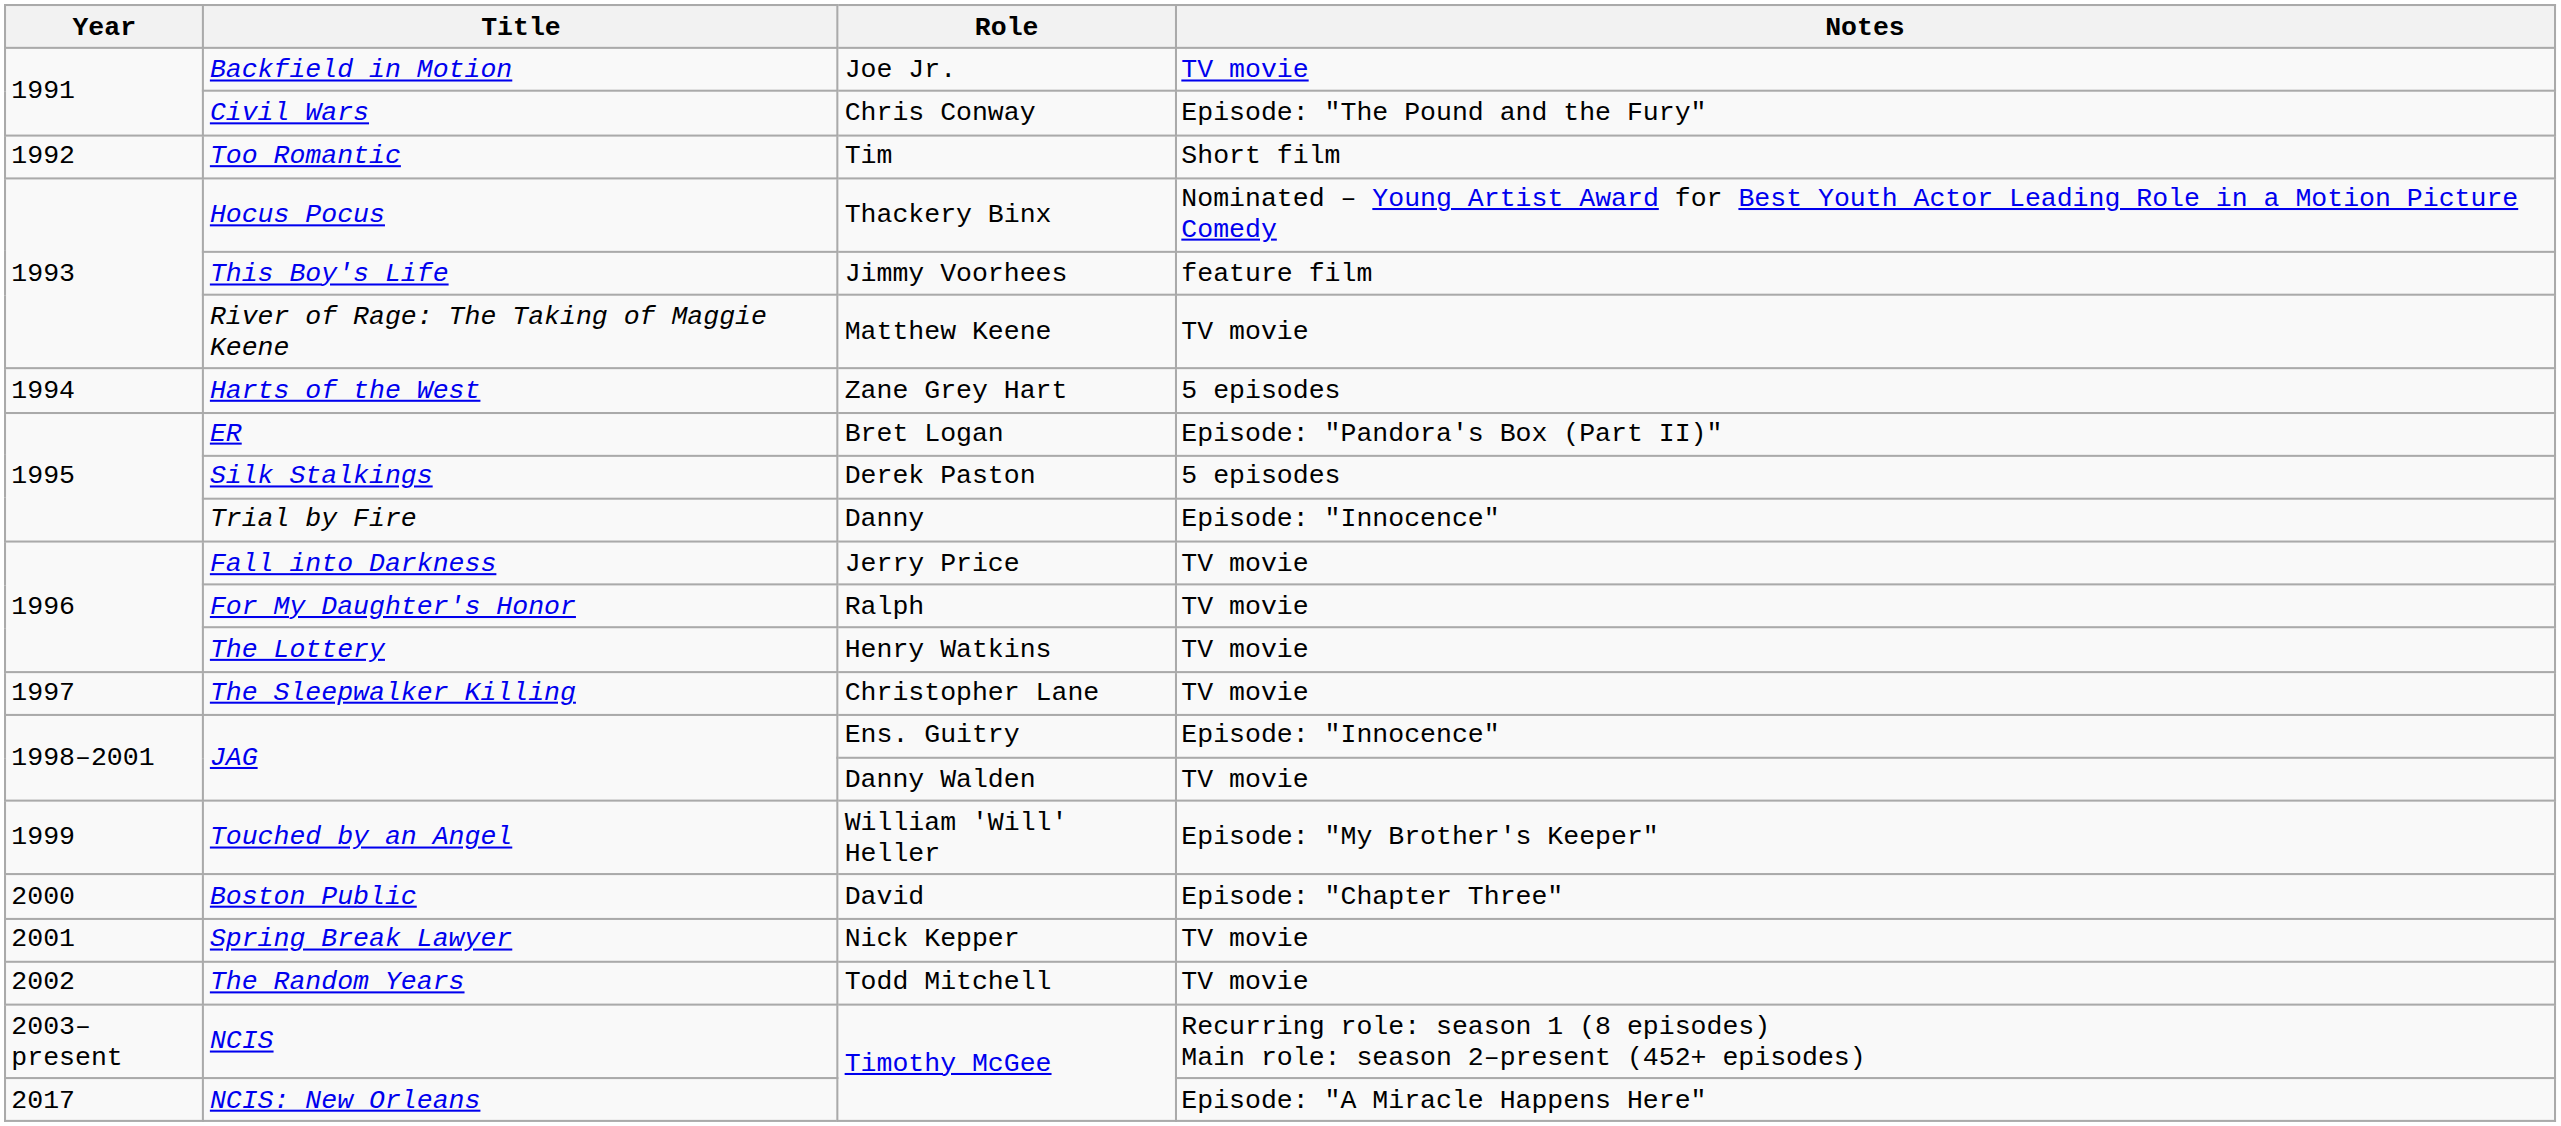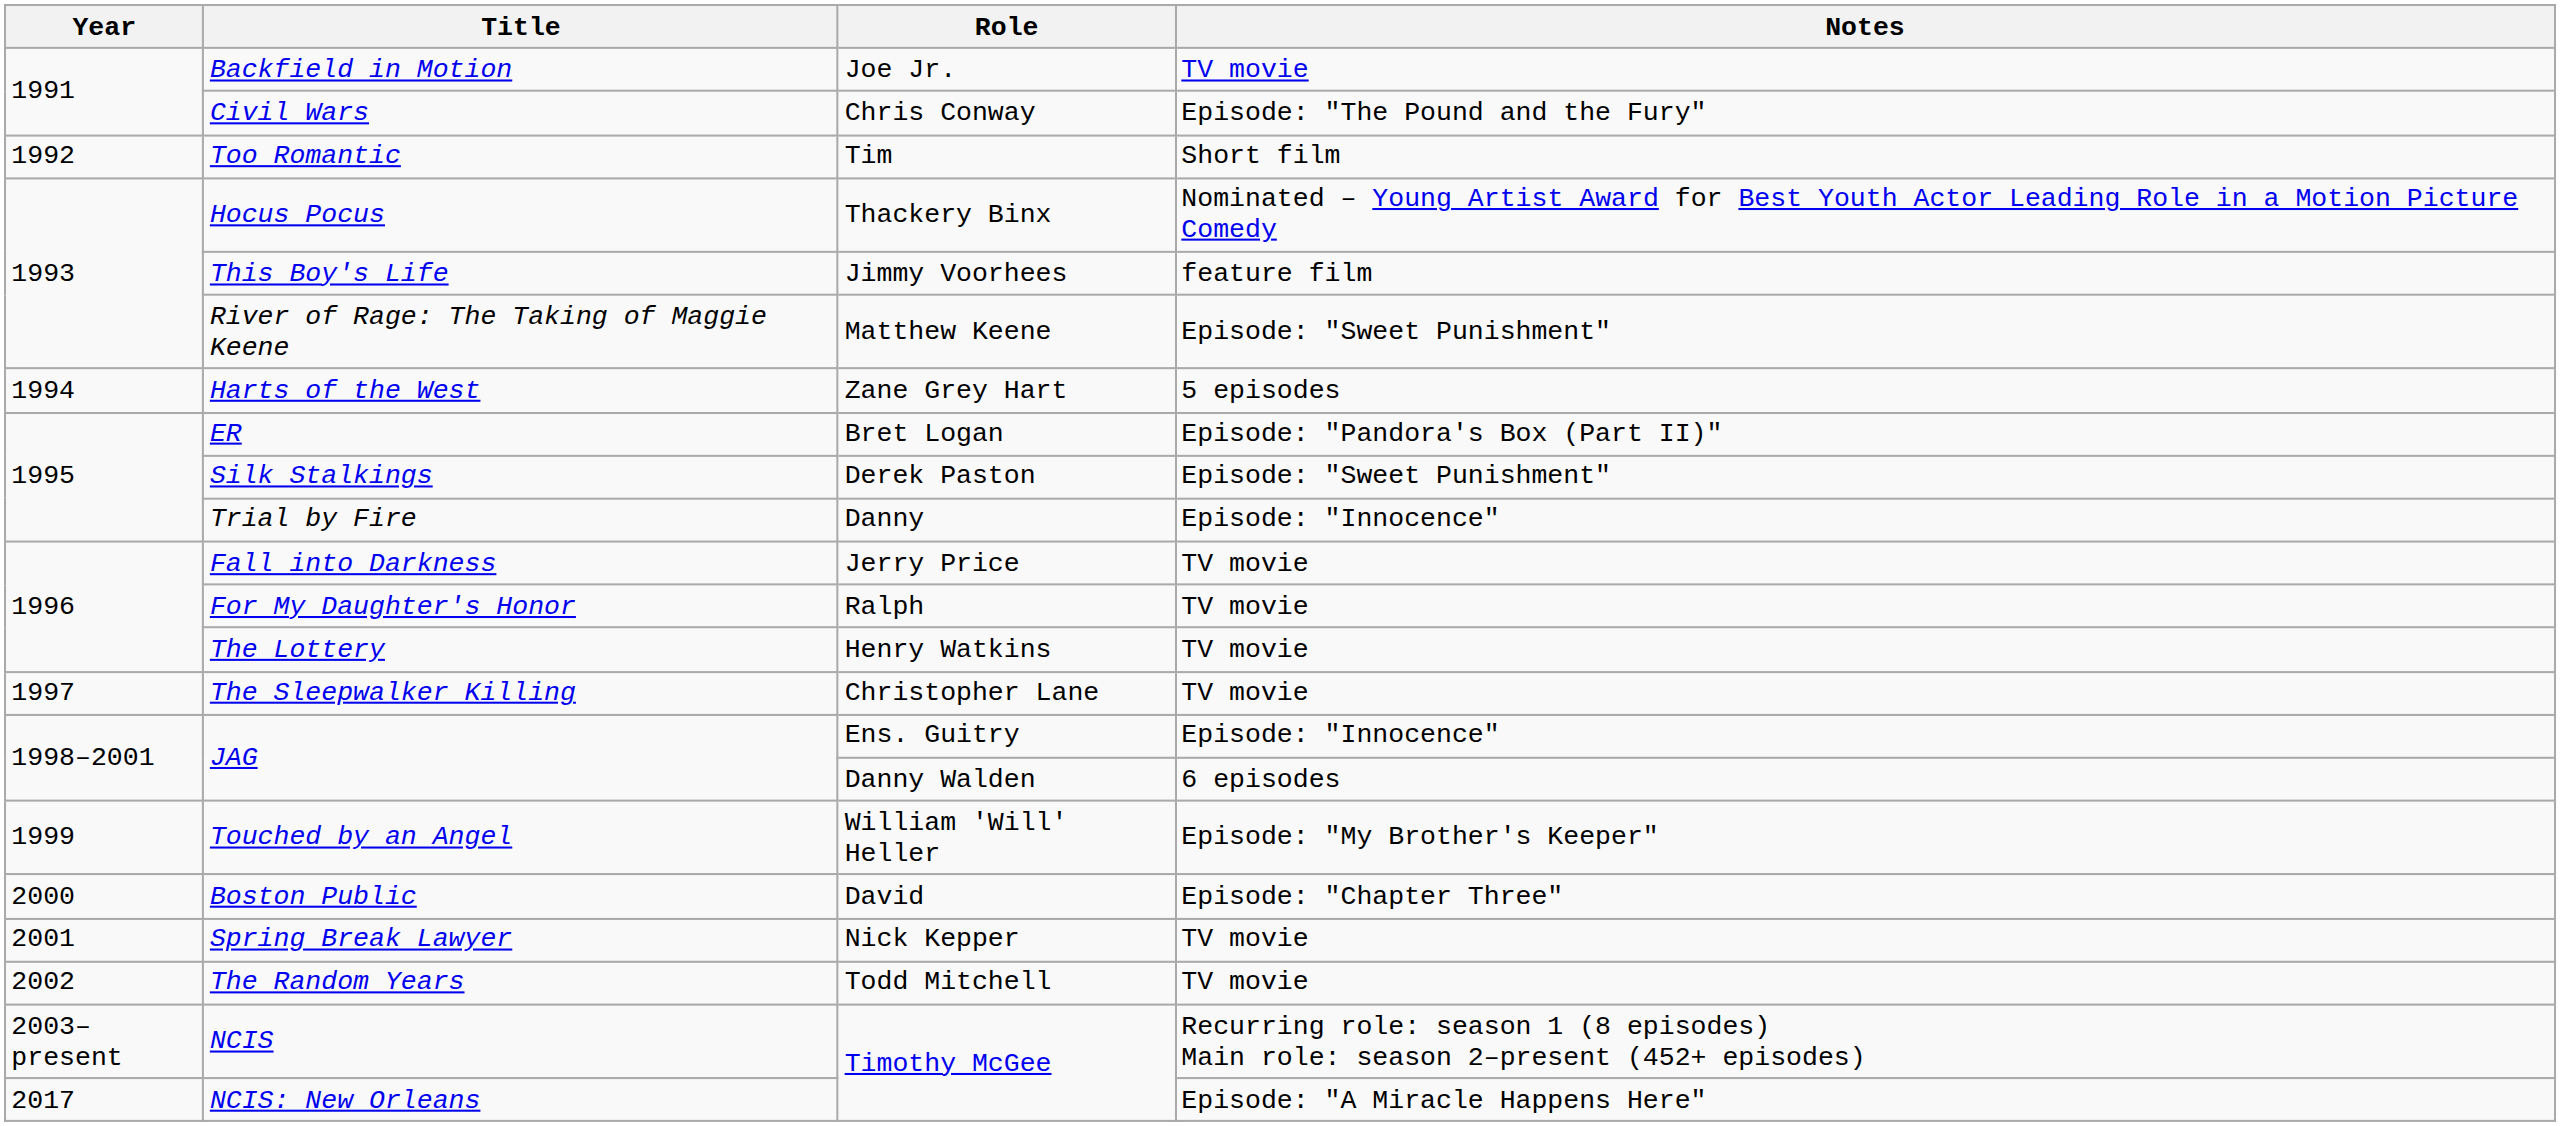(1245, 332) TV movie -> (1396, 332) Episode: "Sweet Punishment"
(1261, 477) 5 episodes -> (1396, 477) Episode: "Sweet Punishment"
(1245, 779) TV movie -> (1261, 779) 6 episodes
